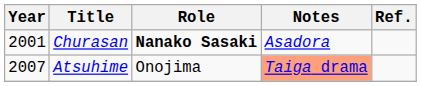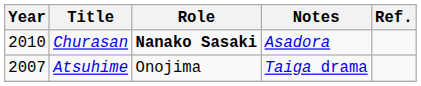(27, 43) 2001 -> (27, 43) 2010
(316, 68) lightsalmon background -> (316, 68) no background
